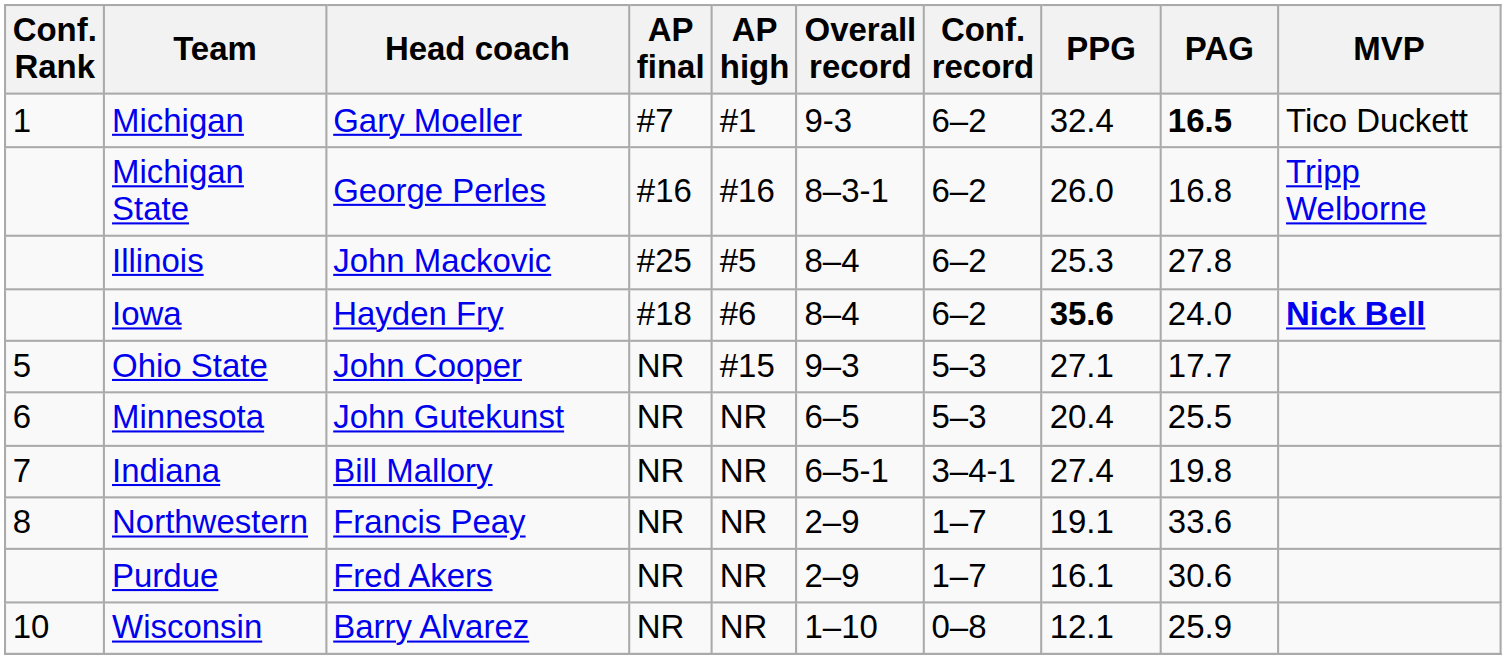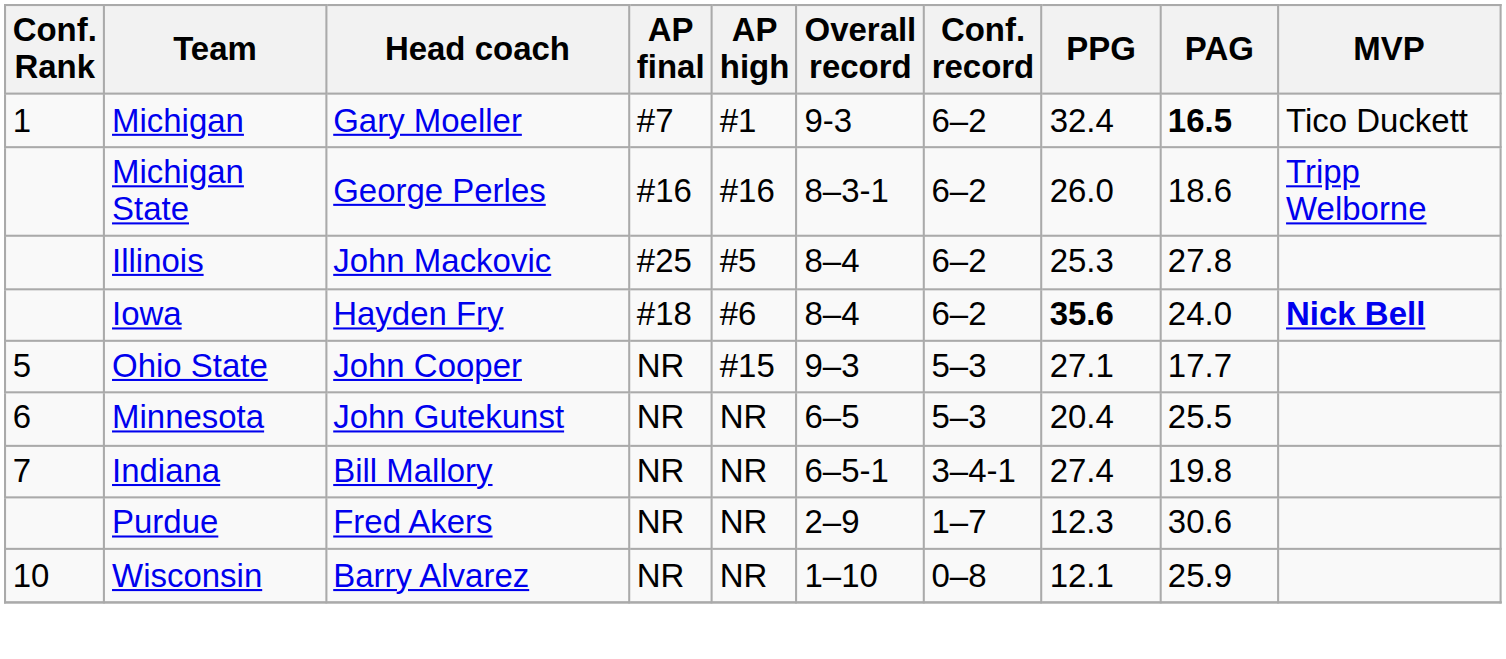(1200, 190) 16.8 -> (1200, 190) 18.6
- row: (210, 522)
(1082, 575) 16.1 -> (1082, 522) 12.3
